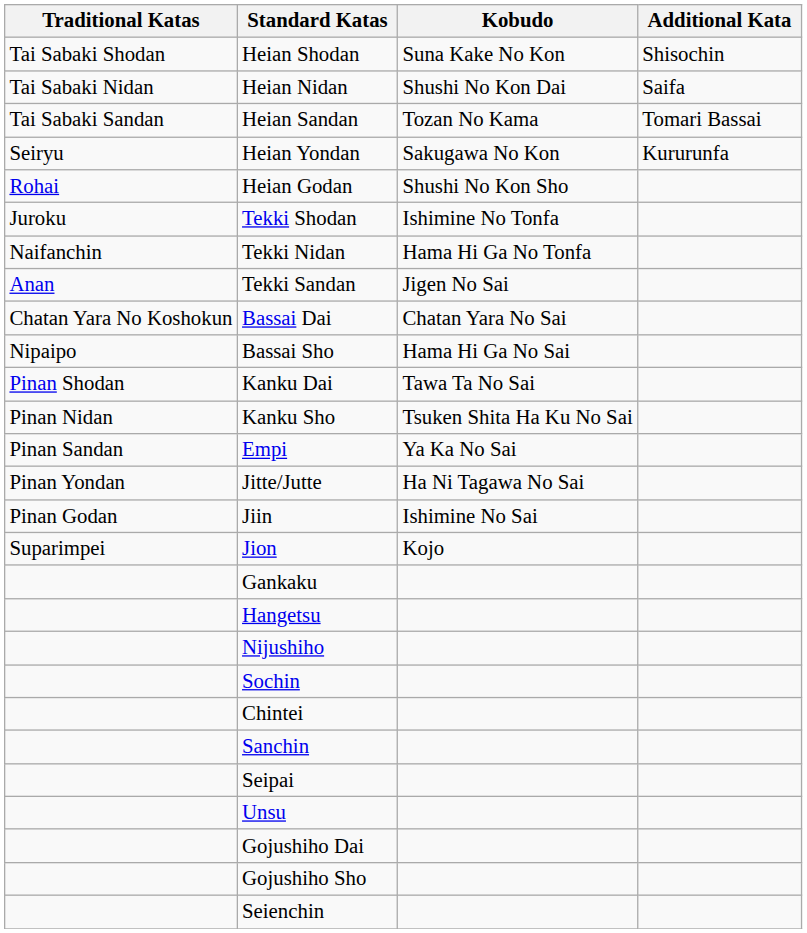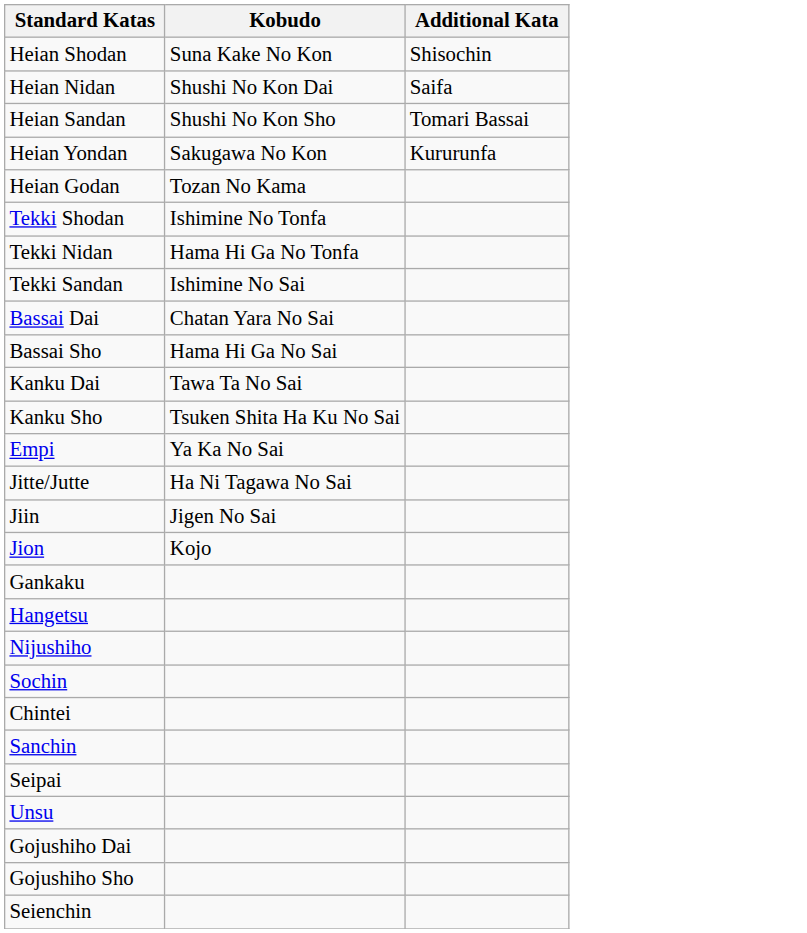- column: (121, 20)
(470, 119) Tozan No Kama -> (253, 119) Shushi No Kon Sho
(485, 185) Shushi No Kon Sho -> (238, 185) Tozan No Kama
(456, 284) Jigen No Sai -> (237, 284) Ishimine No Sai
(470, 515) Ishimine No Sai -> (223, 515) Jigen No Sai
